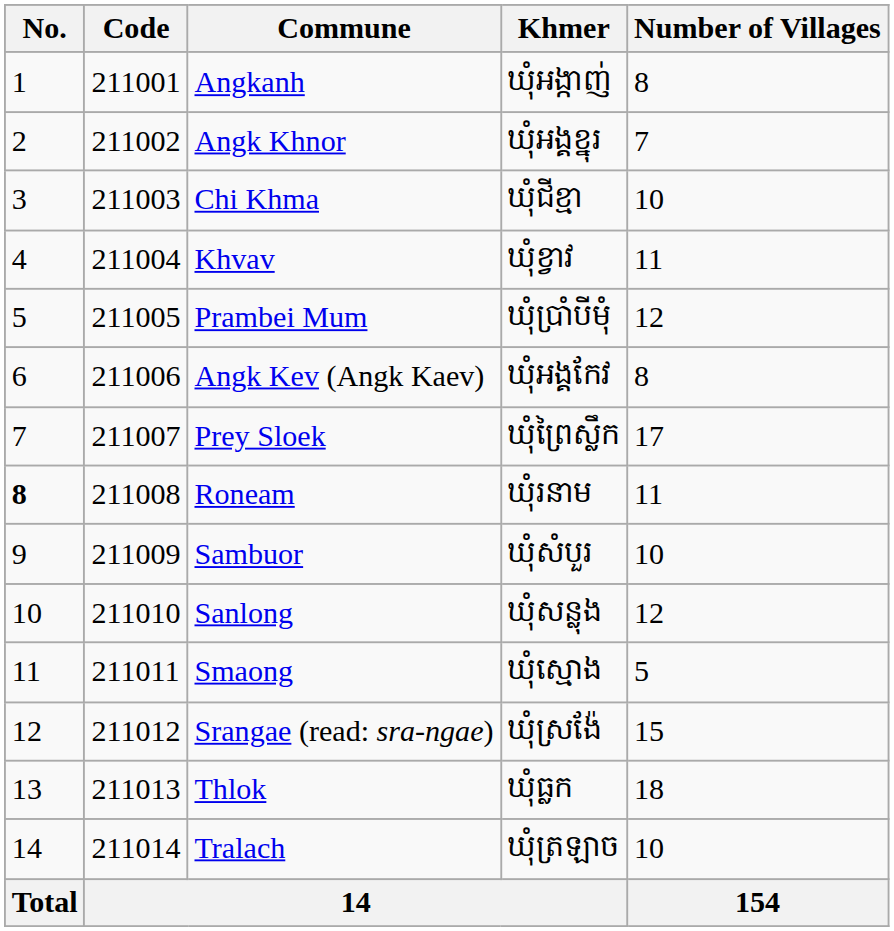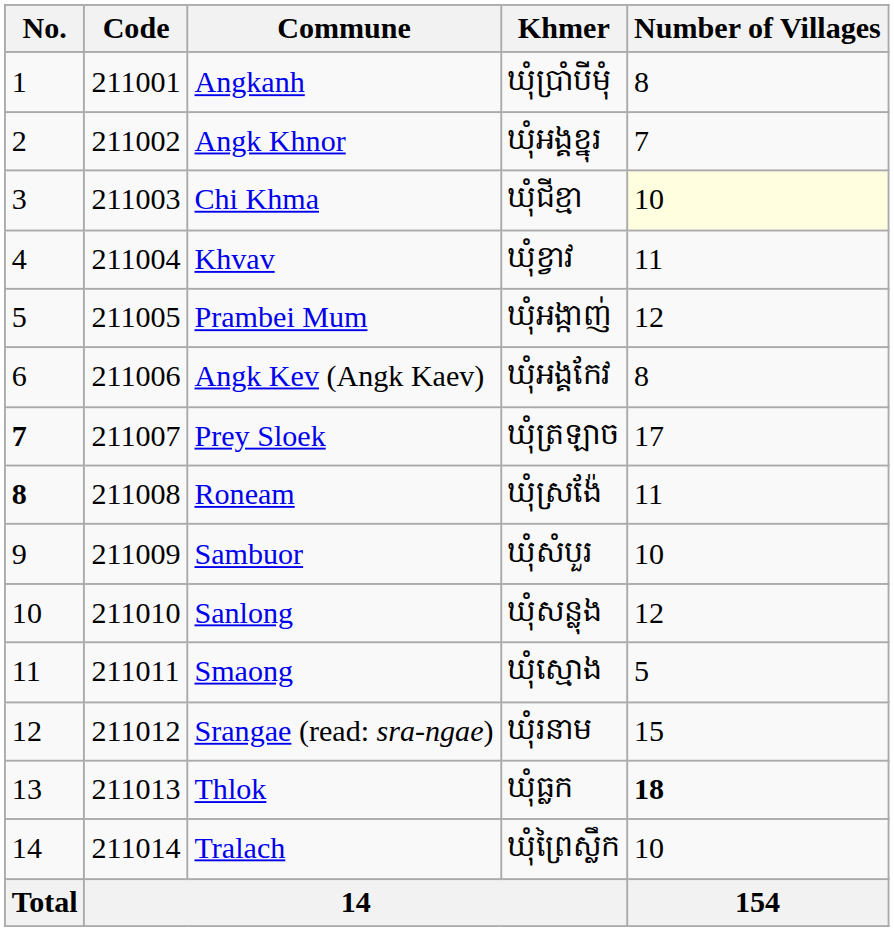(559, 79) ឃុំអង្កាញ់ -> (559, 79) ឃុំប្រាំបីមុំ
(649, 199) no background -> (649, 199) lightyellow background
(559, 315) ឃុំប្រាំបីមុំ -> (559, 315) ឃុំអង្កាញ់
(19, 435) normal -> (19, 435) bold
(564, 433) ឃុំព្រៃស្លឹក -> (563, 433) ឃុំត្រឡាច
(550, 492) ឃុំរនាម -> (554, 492) ឃុំស្រង៉ែ
(554, 728) ឃុំស្រង៉ែ -> (550, 728) ឃុំរនាម
(649, 789) normal -> (649, 789) bold
(563, 846) ឃុំត្រឡាច -> (564, 846) ឃុំព្រៃស្លឹក
